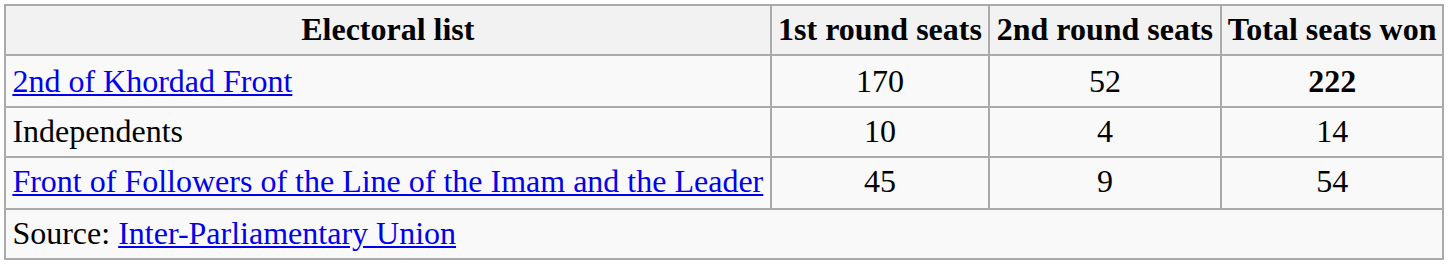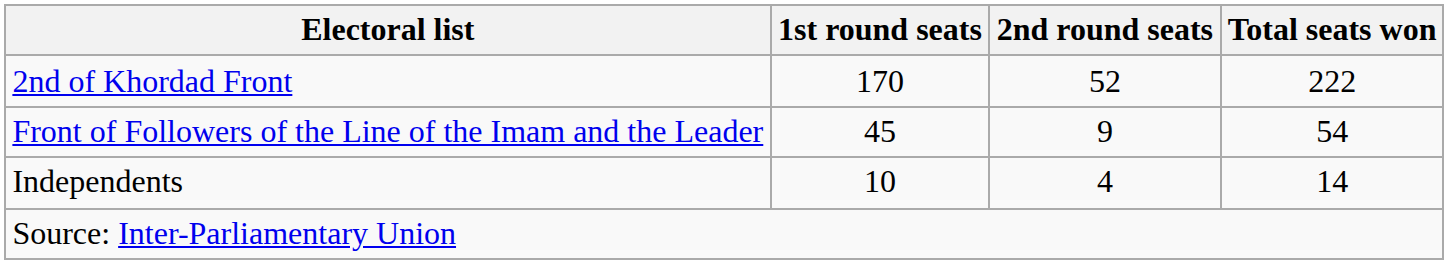(1332, 80) bold -> (1332, 80) normal
rows swapped: (388, 182) <-> (98, 131)
